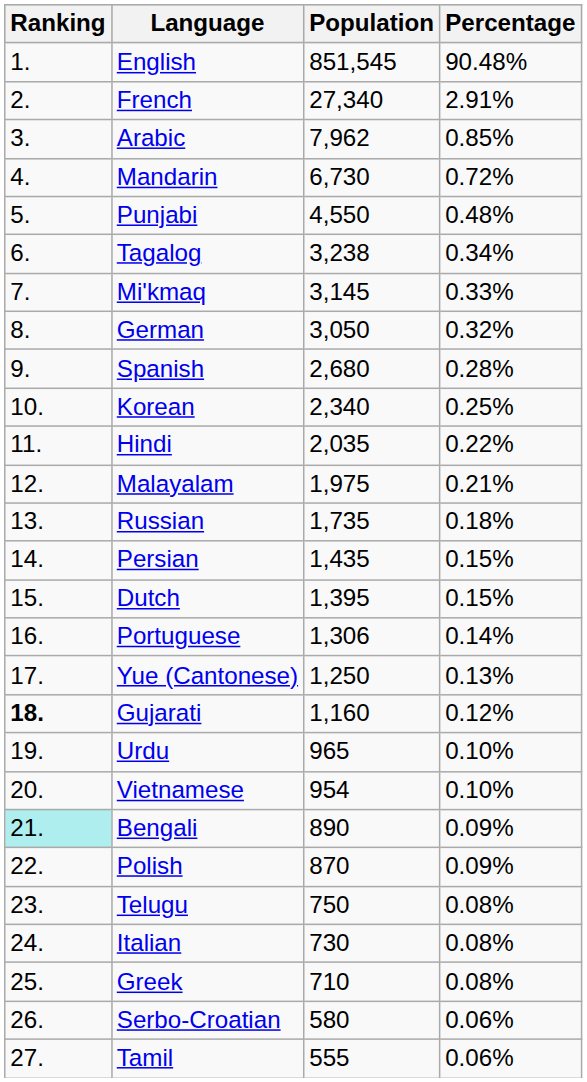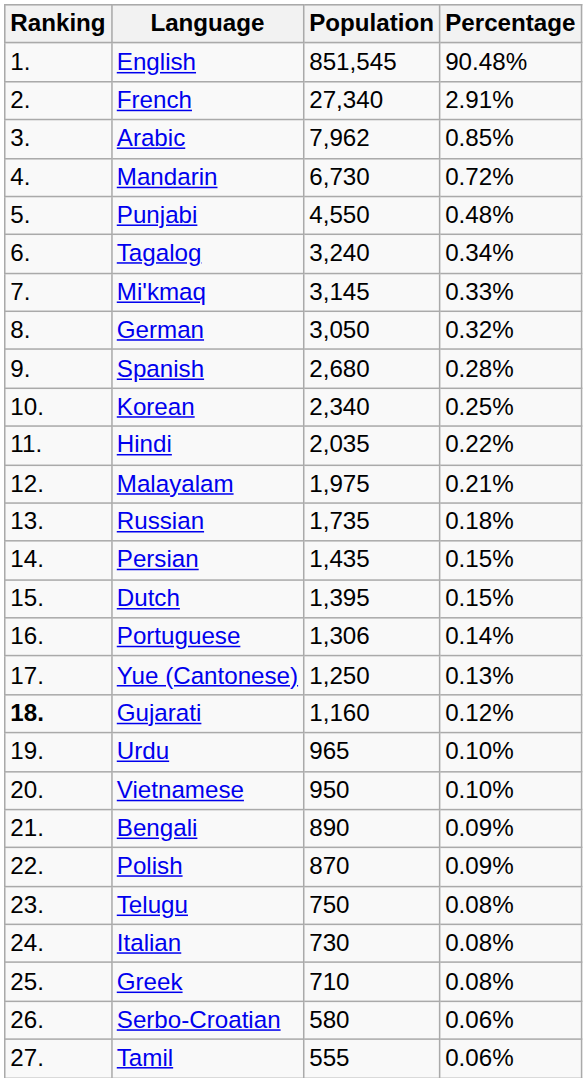(339, 253) 3,238 -> (339, 253) 3,240
(329, 789) 954 -> (329, 789) 950
(27, 828) paleturquoise background -> (27, 828) no background
